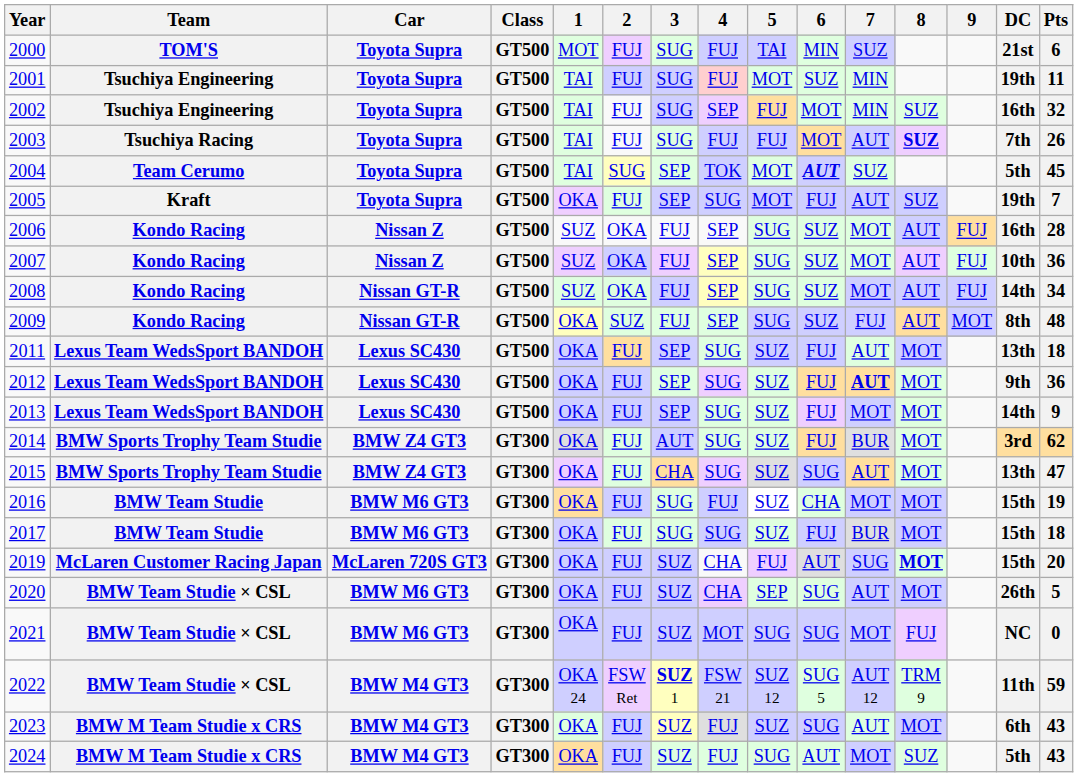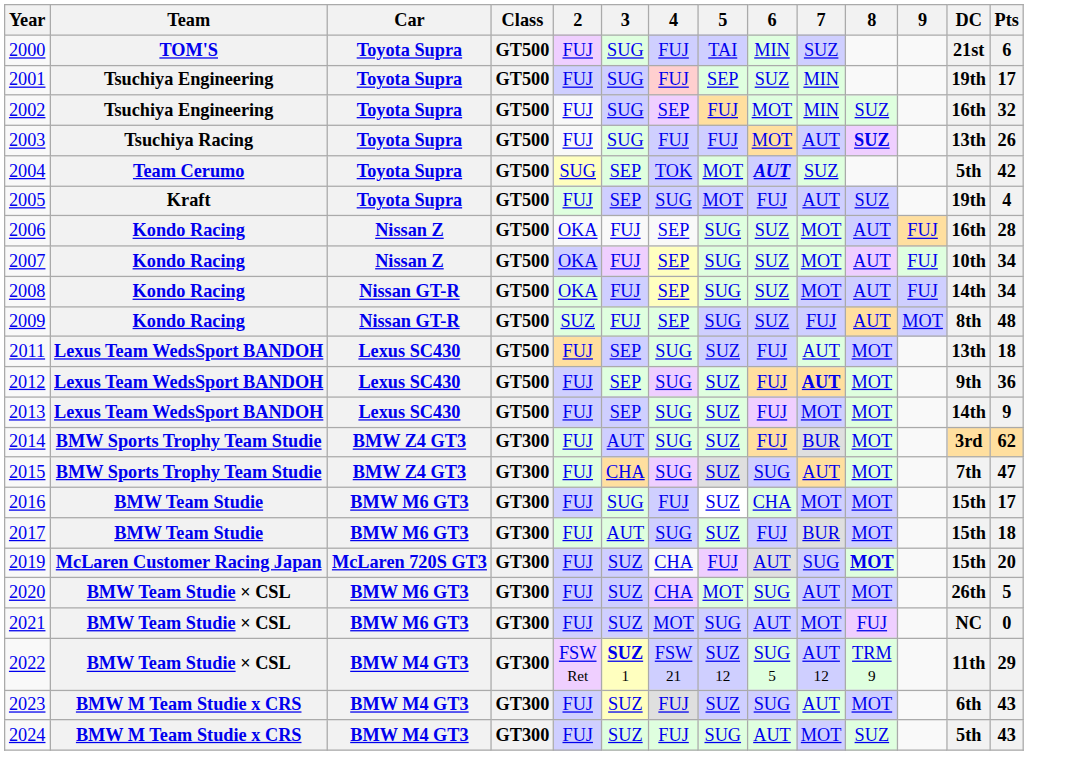- column: (578, 19)
(772, 80) MOT -> (723, 80) SEP
(1056, 80) 11 -> (1007, 80) 17
(1018, 140) 7th -> (969, 140) 13th
(1056, 170) 45 -> (1007, 170) 42
(1056, 200) 7 -> (1007, 200) 4
(1056, 261) 36 -> (1007, 261) 34
(1018, 472) 13th -> (969, 472) 7th
(1056, 502) 19 -> (1007, 502) 17
(675, 532) SUG -> (625, 532) AUT
(772, 593) SEP -> (723, 593) MOT
(821, 634) SUG -> (772, 623) AUT
(1056, 685) 59 -> (1007, 664) 29
